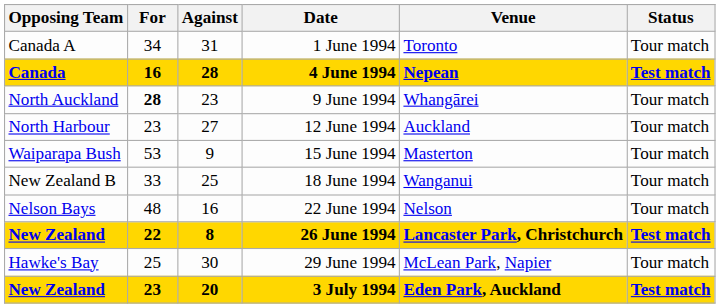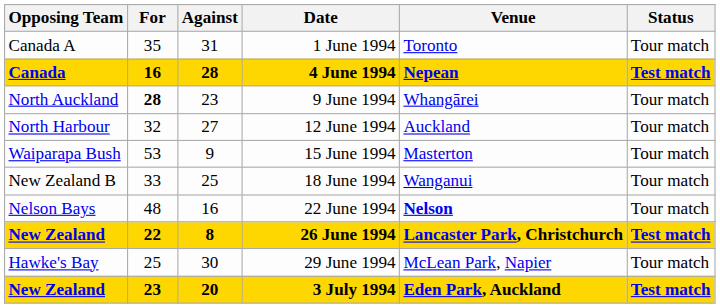(152, 45) 34 -> (152, 45) 35
(152, 126) 23 -> (152, 126) 32
(428, 208) normal -> (428, 208) bold
